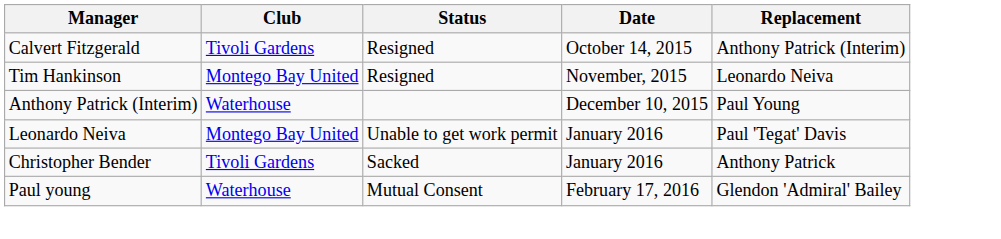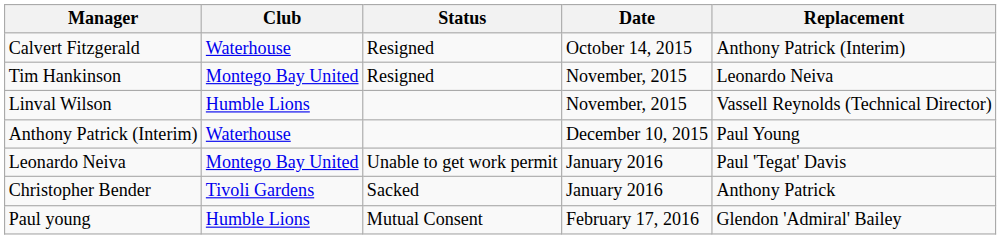(260, 47) Tivoli Gardens -> (248, 47) Waterhouse
+ row: (60, 104)
(248, 190) Waterhouse -> (258, 219) Humble Lions
